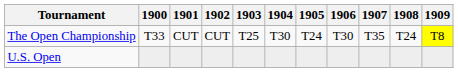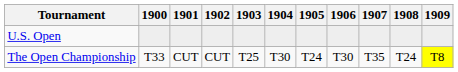rows swapped: (72, 36) <-> (34, 57)
